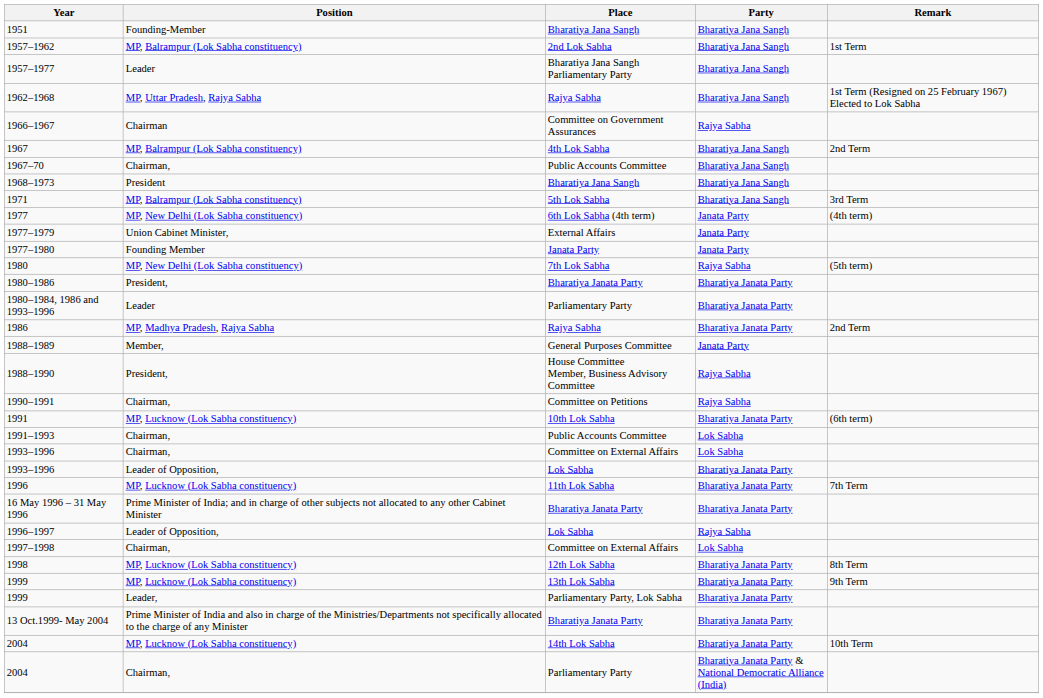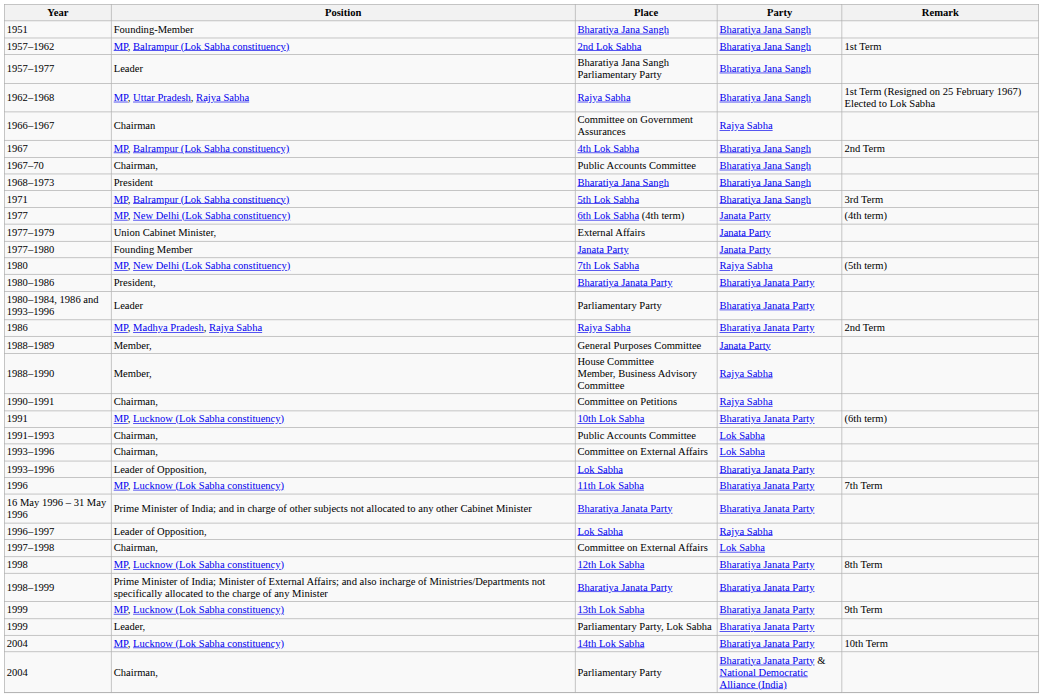(147, 373) President, -> (133, 373) Member,
+ row: (31, 587)
- row: (58, 621)
